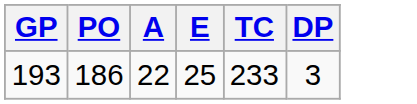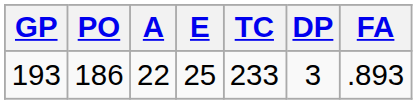+ column: (376, 27)
